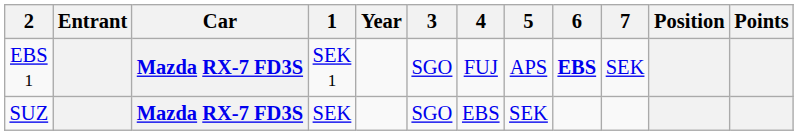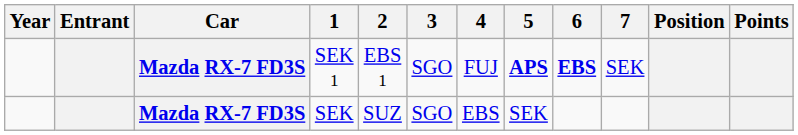columns swapped: (381, 21) <-> (29, 21)
(528, 67) normal -> (528, 67) bold
